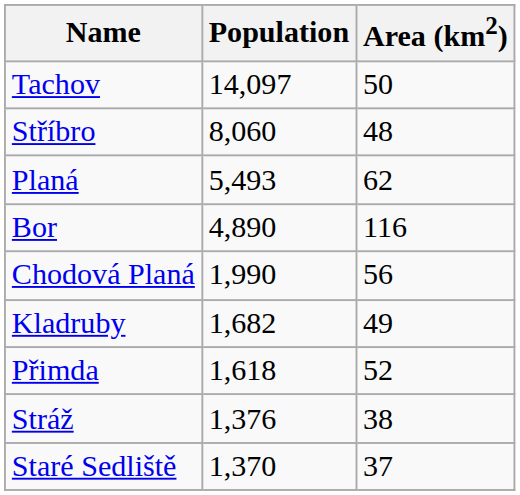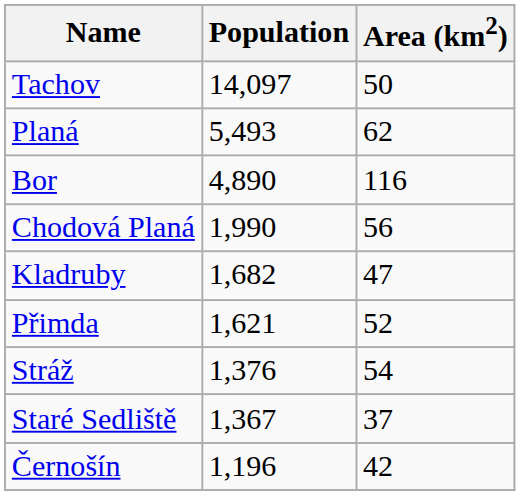- row: (54, 131)
(378, 322) 49 -> (378, 275) 47
(243, 370) 1,618 -> (243, 322) 1,621
(378, 418) 38 -> (378, 370) 54
(243, 465) 1,370 -> (243, 418) 1,367
+ row: (66, 465)
